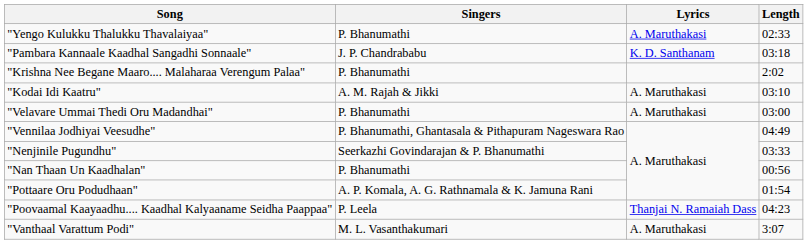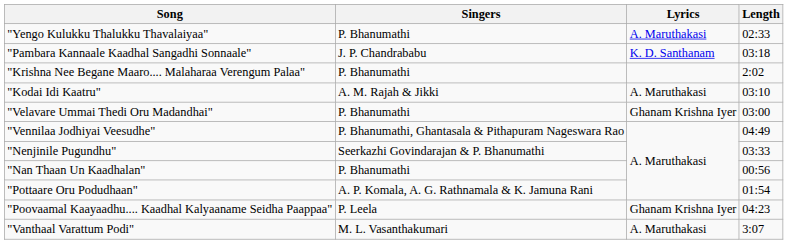(668, 111) A. Maruthakasi -> (683, 111) Ghanam Krishna Iyer
(693, 209) Thanjai N. Ramaiah Dass -> (683, 209) Ghanam Krishna Iyer
